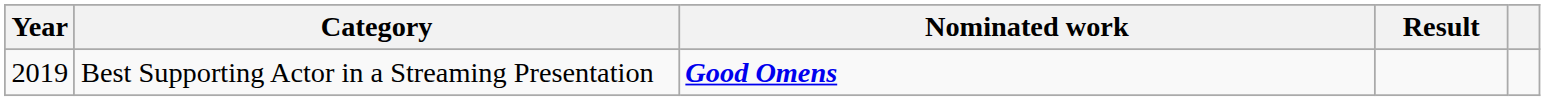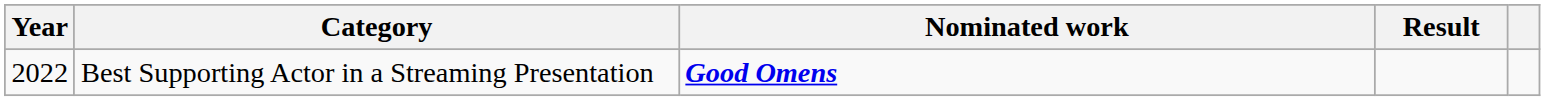(40, 71) 2019 -> (40, 71) 2022
